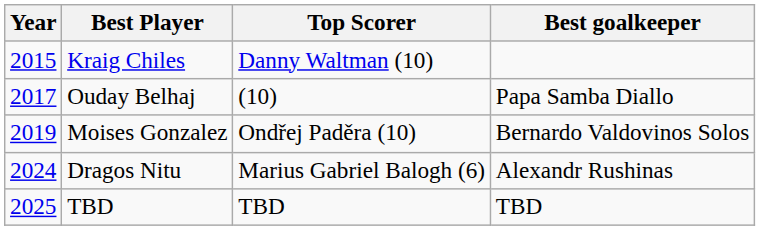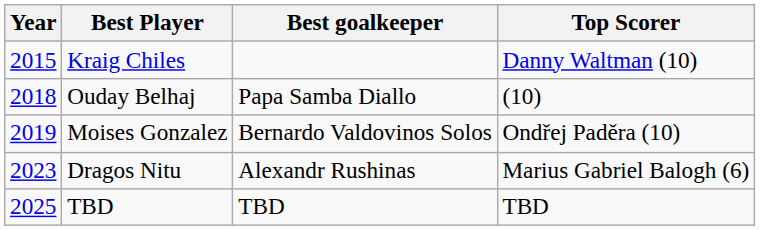columns swapped: (362, 22) <-> (622, 22)
(33, 96) 2017 -> (33, 96) 2018
(33, 170) 2024 -> (33, 170) 2023
